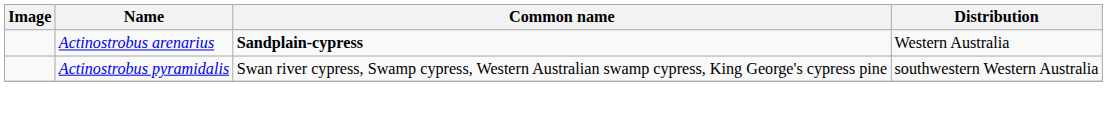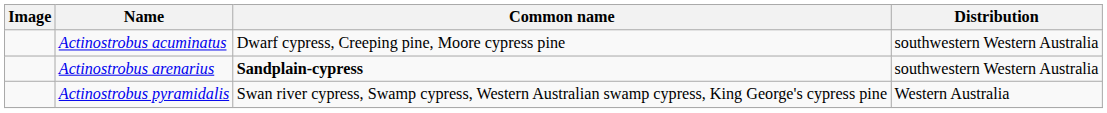+ row: (143, 42)
(952, 42) Western Australia -> (996, 68) southwestern Western Australia
(996, 68) southwestern Western Australia -> (952, 94) Western Australia
